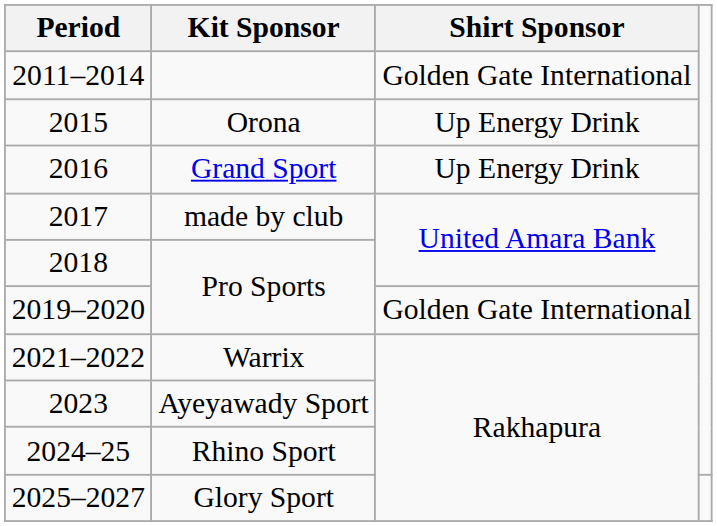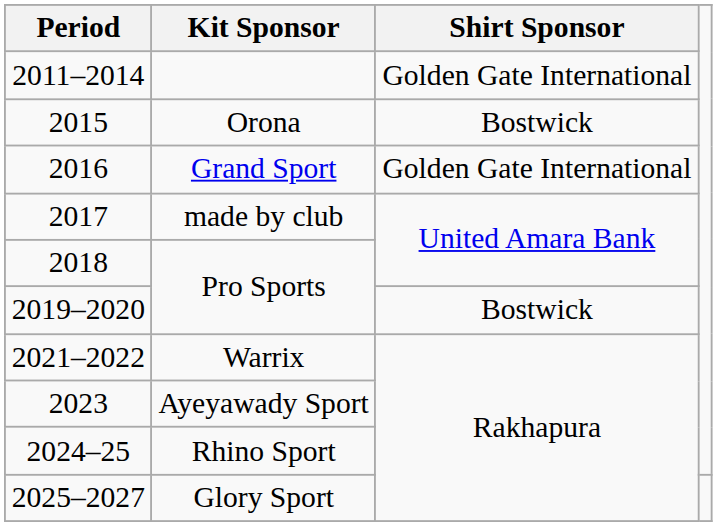(537, 121) Up Energy Drink -> (537, 121) Bostwick
(537, 168) Up Energy Drink -> (537, 168) Golden Gate International
(537, 309) Golden Gate International -> (537, 309) Bostwick
